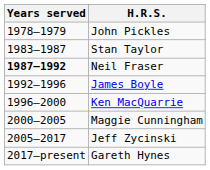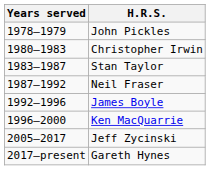+ row: (147, 49)
(37, 67) bold -> (37, 85) normal
- row: (147, 120)
